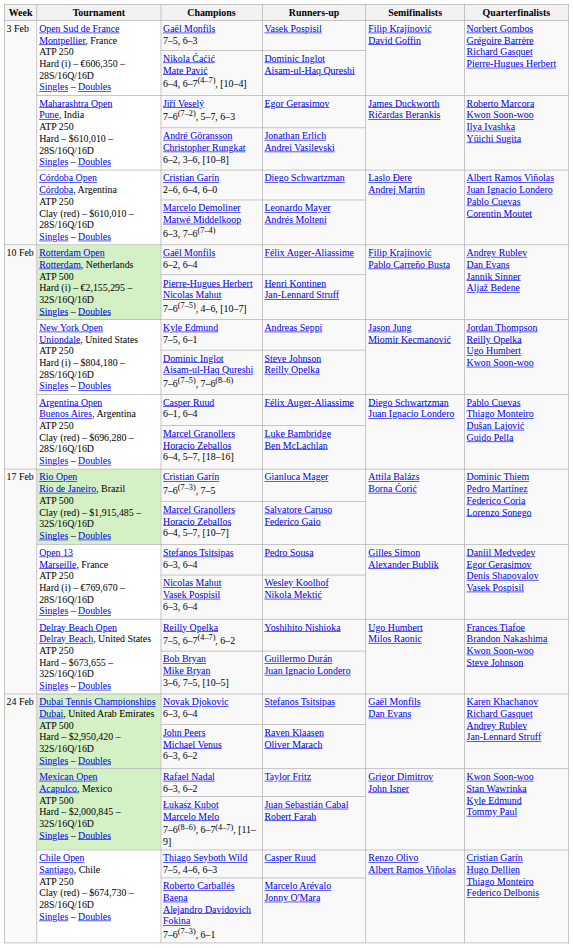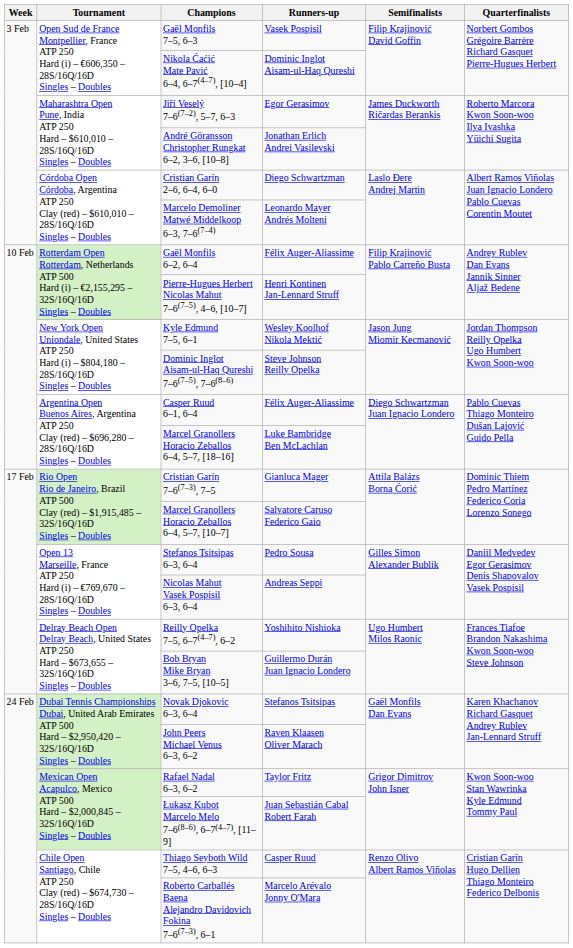(293, 328) Andreas Seppi -> (297, 334) Wesley Koolhof Nikola Mektić
(297, 589) Wesley Koolhof Nikola Mektić -> (293, 583) Andreas Seppi
